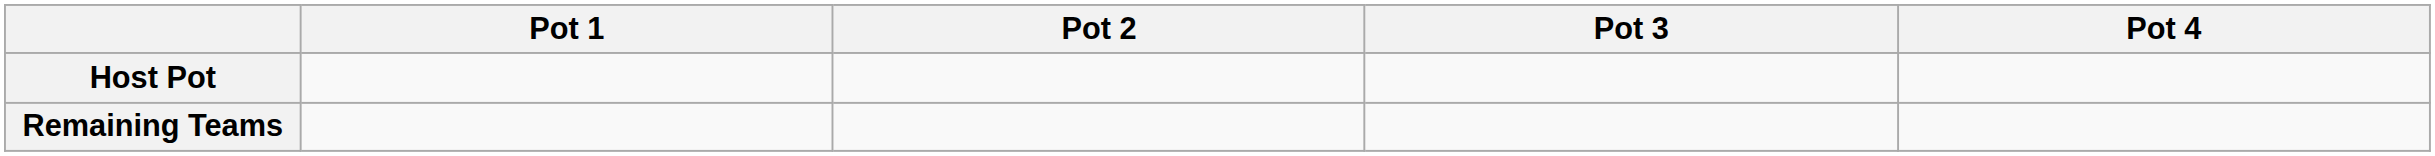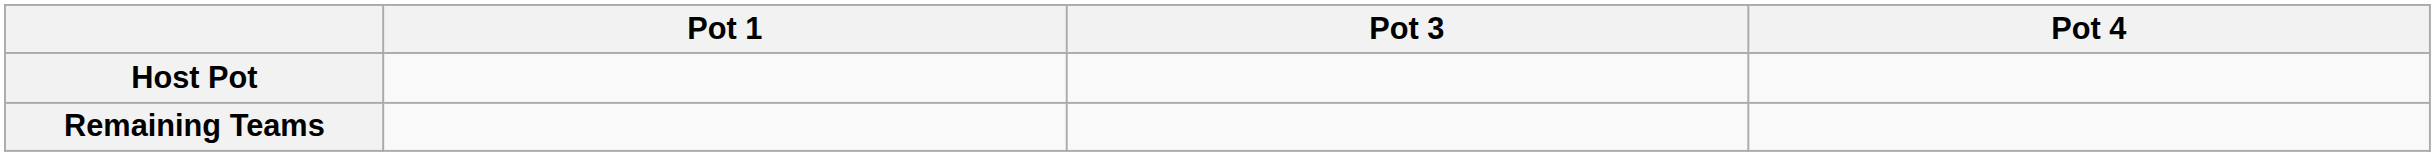- column: (1099, 28)
